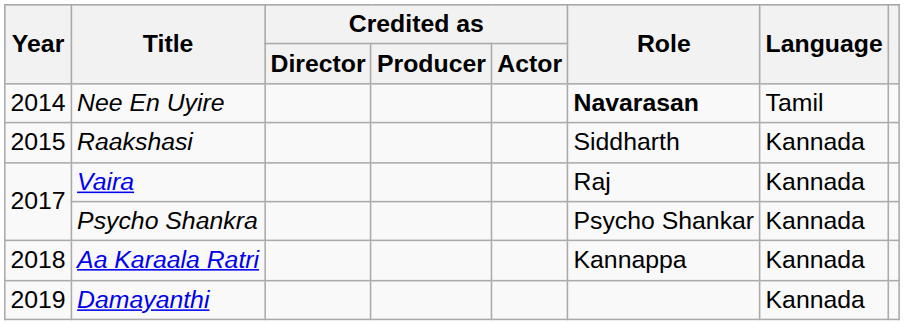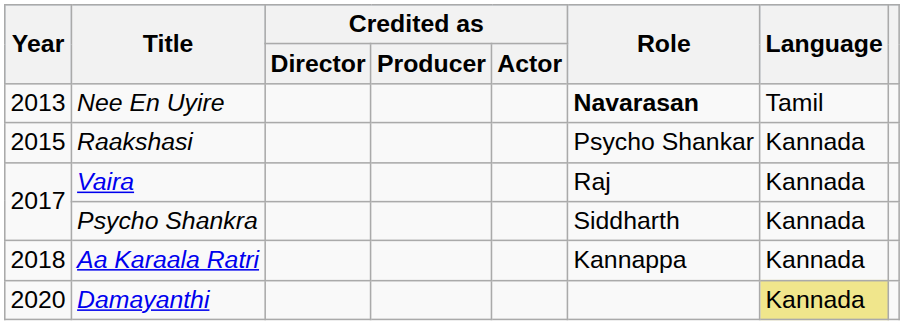(38, 102) 2014 -> (38, 102) 2013
(627, 142) Siddharth -> (664, 142) Psycho Shankar
(664, 220) Psycho Shankar -> (627, 220) Siddharth
(38, 299) 2019 -> (38, 299) 2020
(815, 299) no background -> (815, 299) khaki background
